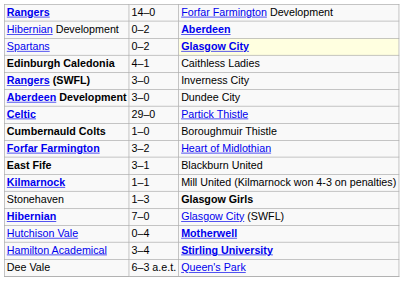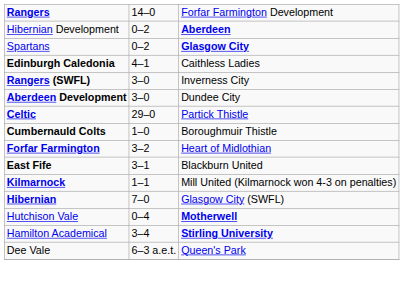(215, 47) lightyellow background -> (215, 47) no background
- row: (35, 200)
